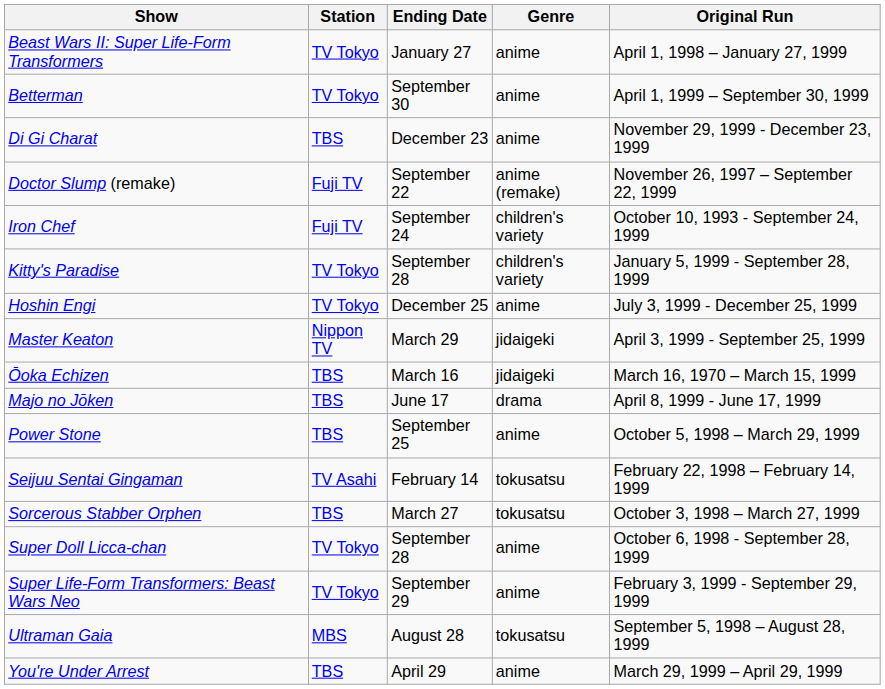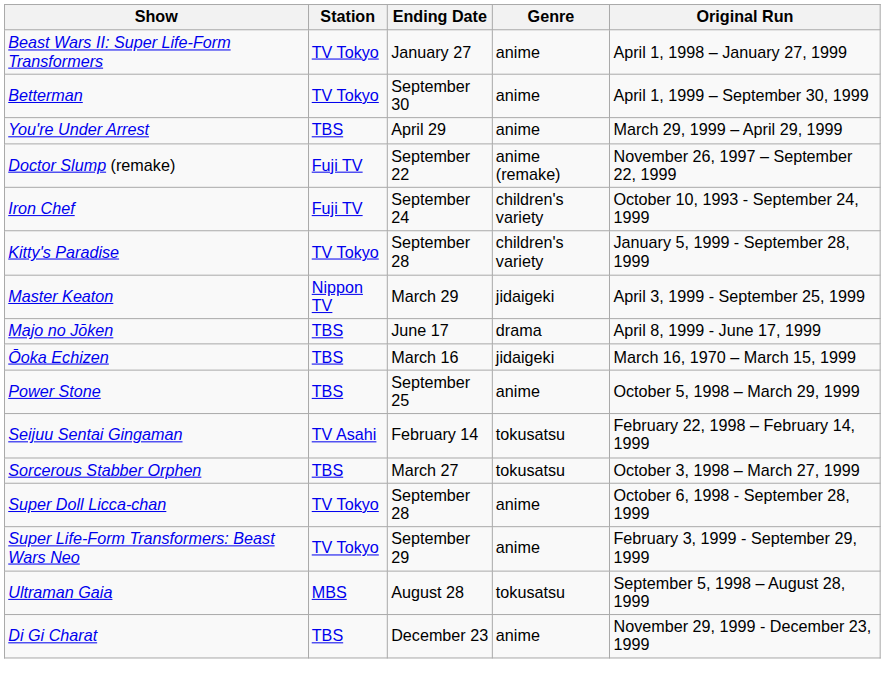rows swapped: (53, 139) <-> (79, 671)
- row: (52, 305)
rows swapped: (61, 400) <-> (59, 375)
